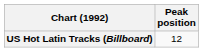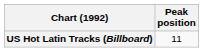(177, 39) 12 -> (177, 39) 11
